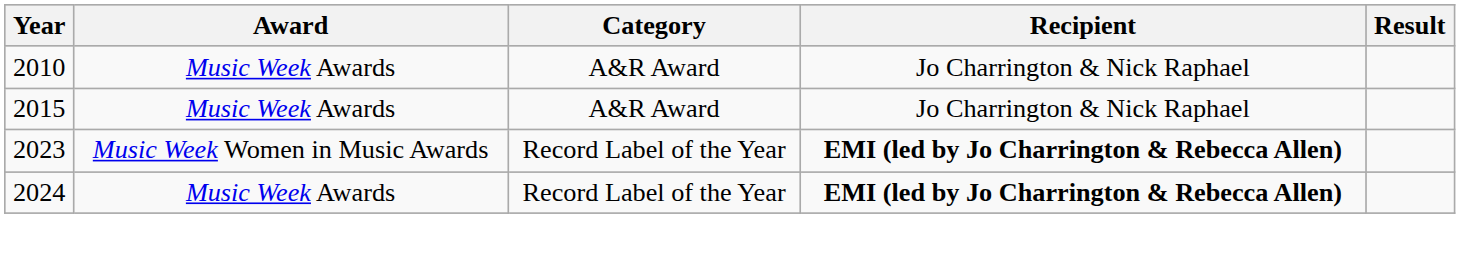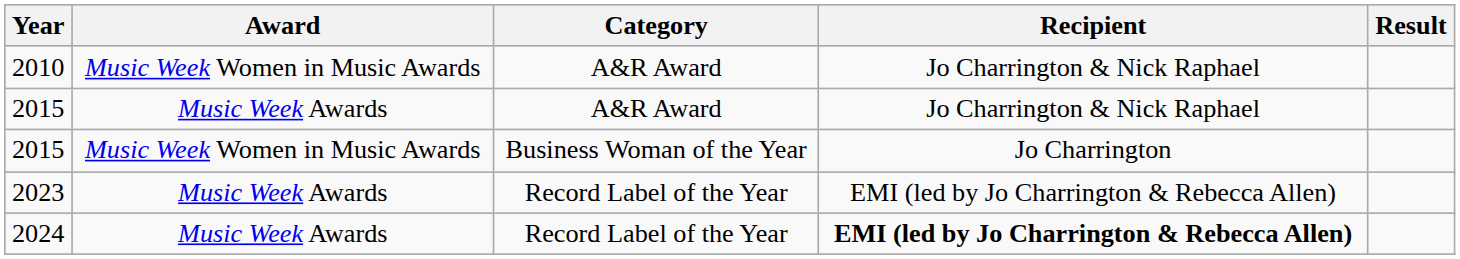(291, 66) Music Week Awards -> (283, 66) Music Week Women in Music Awards
+ row: (38, 150)
(291, 150) Music Week Women in Music Awards -> (283, 191) Music Week Awards
(1083, 150) bold -> (1093, 191) normal
